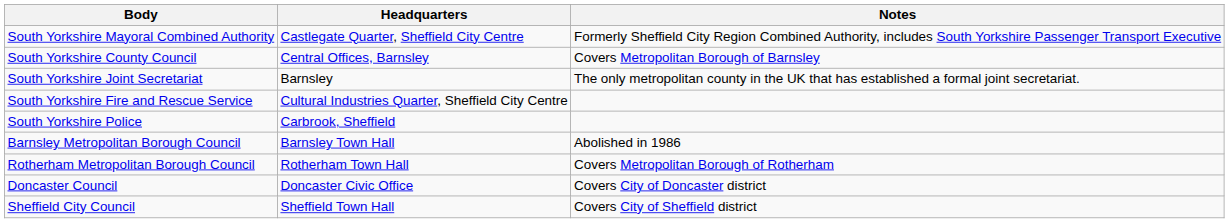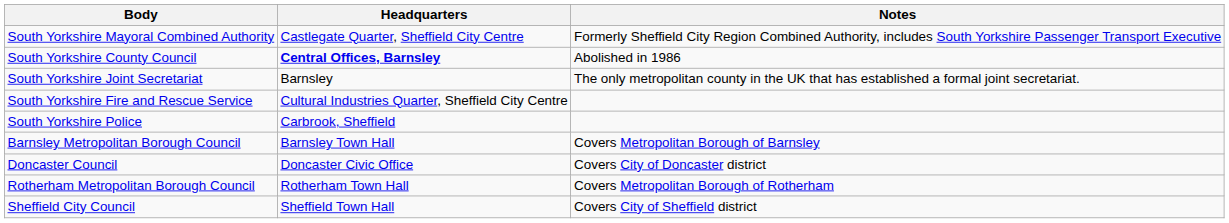(355, 57) normal -> (360, 57) bold
(697, 57) Covers Metropolitan Borough of Barnsley -> (627, 57) Abolished in 1986
(627, 143) Abolished in 1986 -> (697, 143) Covers Metropolitan Borough of Barnsley
rows swapped: (62, 185) <-> (131, 164)
